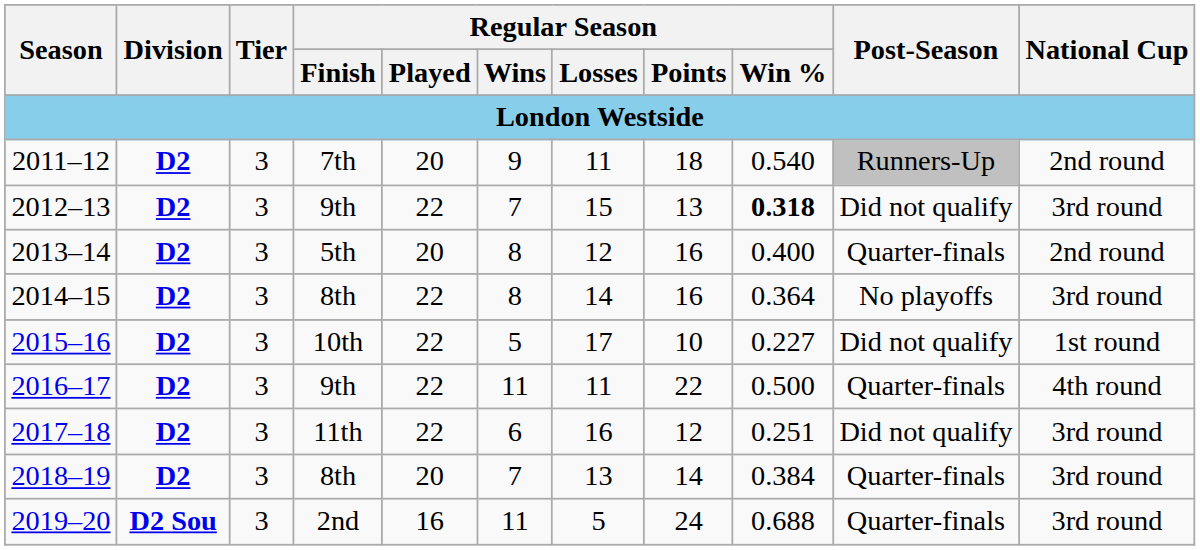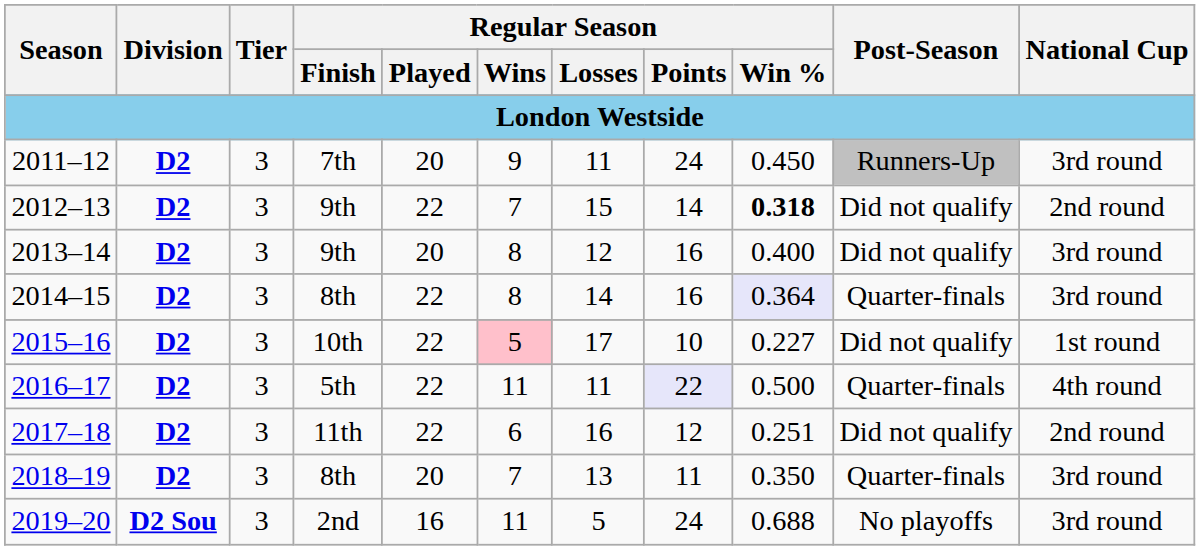(689, 161) 18 -> (689, 161) 24
(783, 161) 0.540 -> (783, 161) 0.450
(1107, 161) 2nd round -> (1107, 161) 3rd round
(689, 206) 13 -> (689, 206) 14
(1107, 206) 3rd round -> (1107, 206) 2nd round
(338, 251) 5th -> (338, 251) 9th
(926, 251) Quarter-finals -> (926, 251) Did not qualify
(1107, 251) 2nd round -> (1107, 251) 3rd round
(783, 296) no background -> (783, 296) lavender background
(926, 296) No playoffs -> (926, 296) Quarter-finals
(515, 341) no background -> (515, 341) pink background
(338, 386) 9th -> (338, 386) 5th
(689, 386) no background -> (689, 386) lavender background
(1107, 431) 3rd round -> (1107, 431) 2nd round
(689, 476) 14 -> (689, 476) 11
(783, 476) 0.384 -> (783, 476) 0.350
(926, 521) Quarter-finals -> (926, 521) No playoffs
